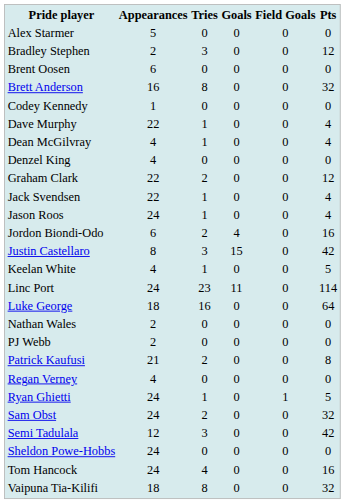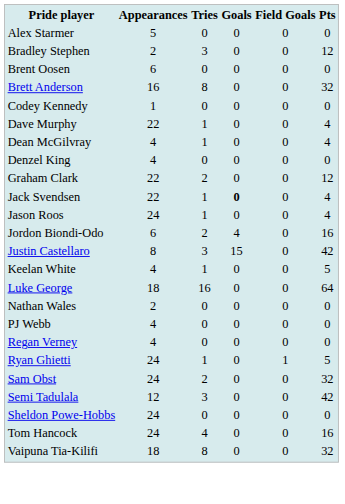(237, 196) normal -> (237, 196) bold
- row: (31, 287)
(153, 342) 2 -> (153, 324) 4
- row: (46, 360)
